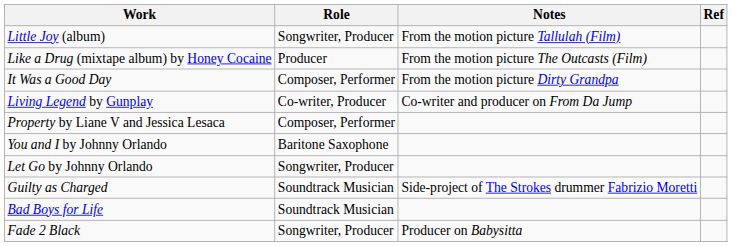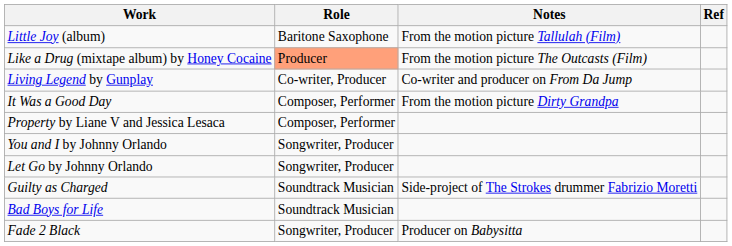(336, 36) Songwriter, Producer -> (333, 36) Baritone Saxophone
(302, 58) no background -> (302, 58) lightsalmon background
rows swapped: (80, 101) <-> (59, 79)
(333, 144) Baritone Saxophone -> (336, 144) Songwriter, Producer
